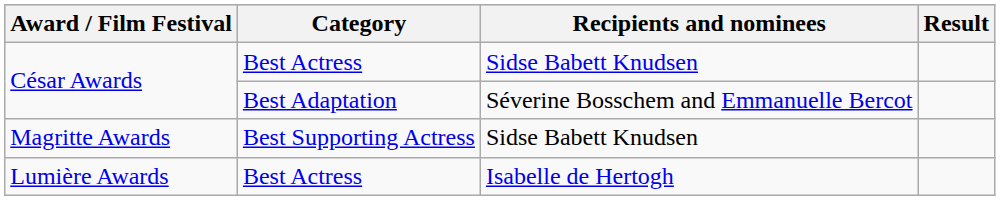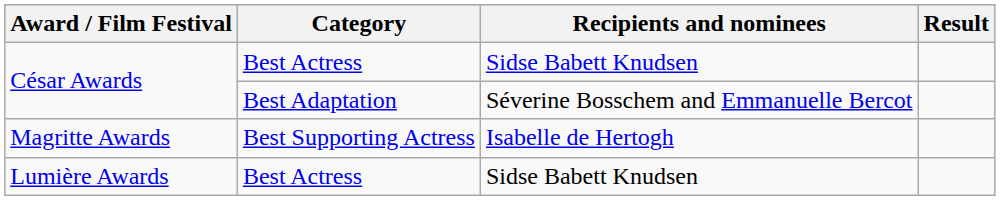(592, 137) Sidse Babett Knudsen -> (580, 137) Isabelle de Hertogh
(580, 175) Isabelle de Hertogh -> (592, 175) Sidse Babett Knudsen
